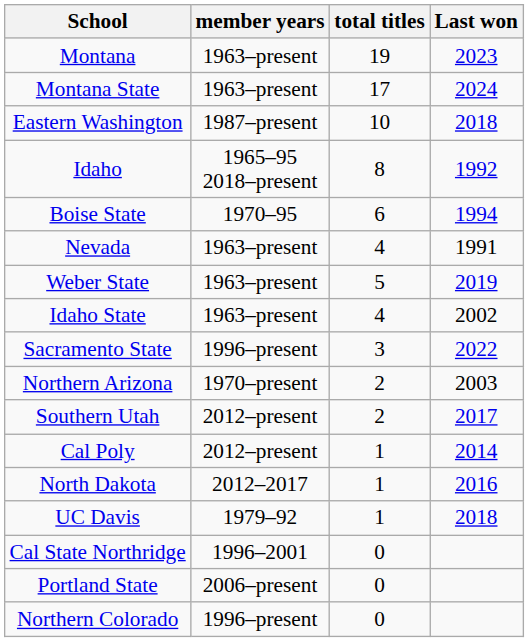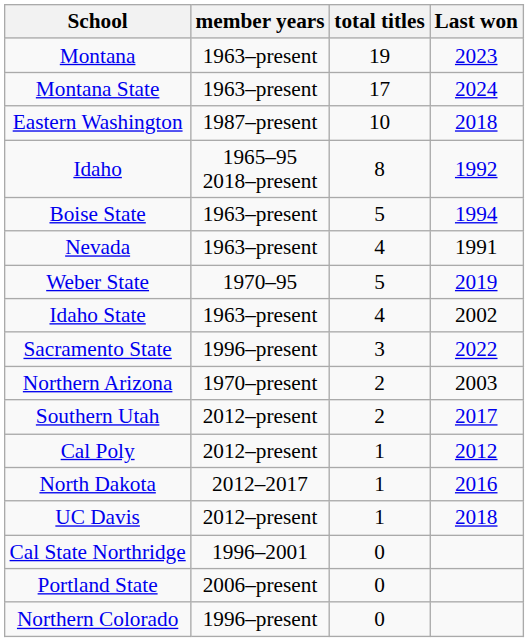(260, 214) 1970–95 -> (260, 214) 1963–present
(380, 214) 6 -> (380, 214) 5
(260, 281) 1963–present -> (260, 281) 1970–95
(476, 450) 2014 -> (476, 450) 2012
(260, 517) 1979–92 -> (260, 517) 2012–present
